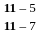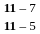rows swapped: (20, 8) <-> (20, 26)
